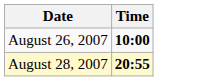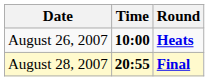+ column: (178, 16)
